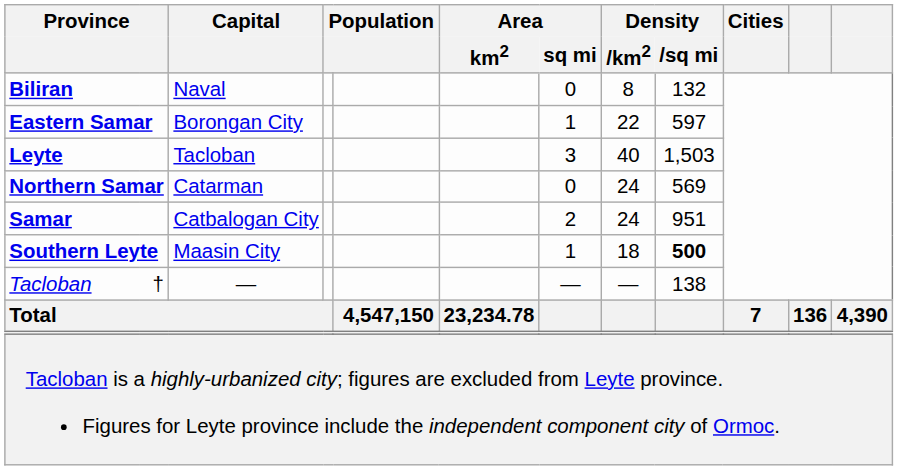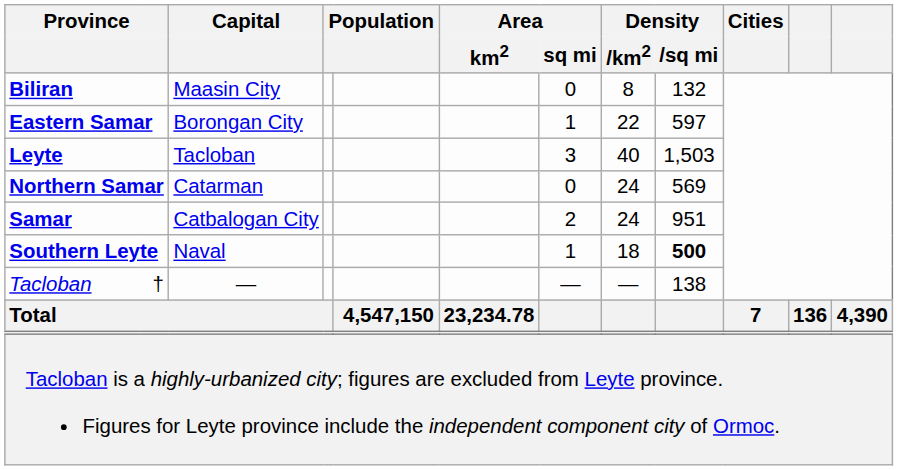(200, 89) Naval -> (227, 89) Maasin City
(227, 251) Maasin City -> (200, 251) Naval
